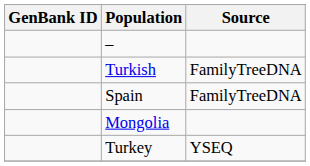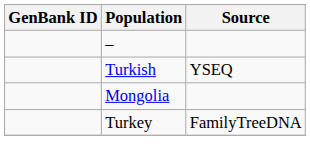(246, 69) FamilyTreeDNA -> (211, 69) YSEQ
- row: (124, 95)
(211, 148) YSEQ -> (246, 122) FamilyTreeDNA
